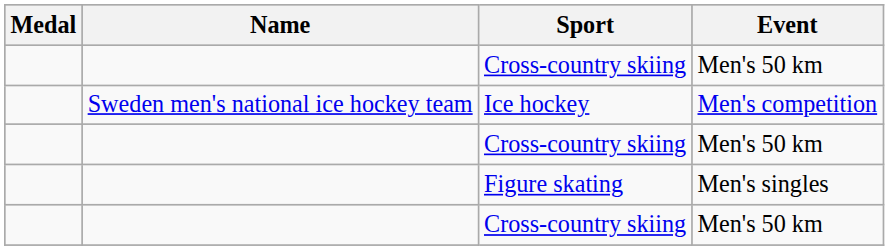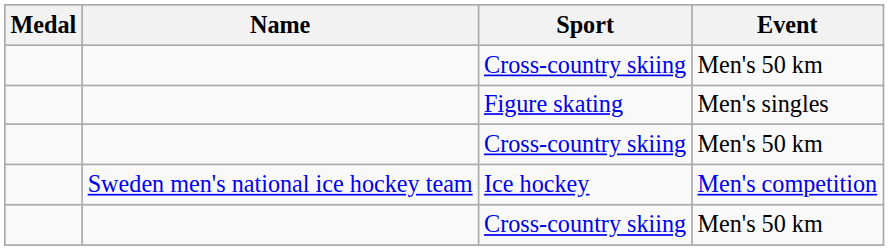rows swapped: (554, 184) <-> (537, 104)
